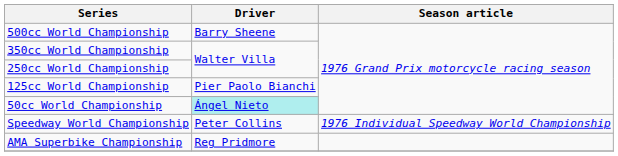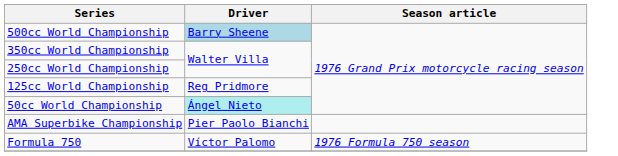(235, 32) no background -> (228, 32) lightblue background
(255, 87) Pier Paolo Bianchi -> (228, 87) Reg Pridmore
- row: (98, 124)
(235, 142) Reg Pridmore -> (248, 124) Pier Paolo Bianchi
+ row: (44, 142)
